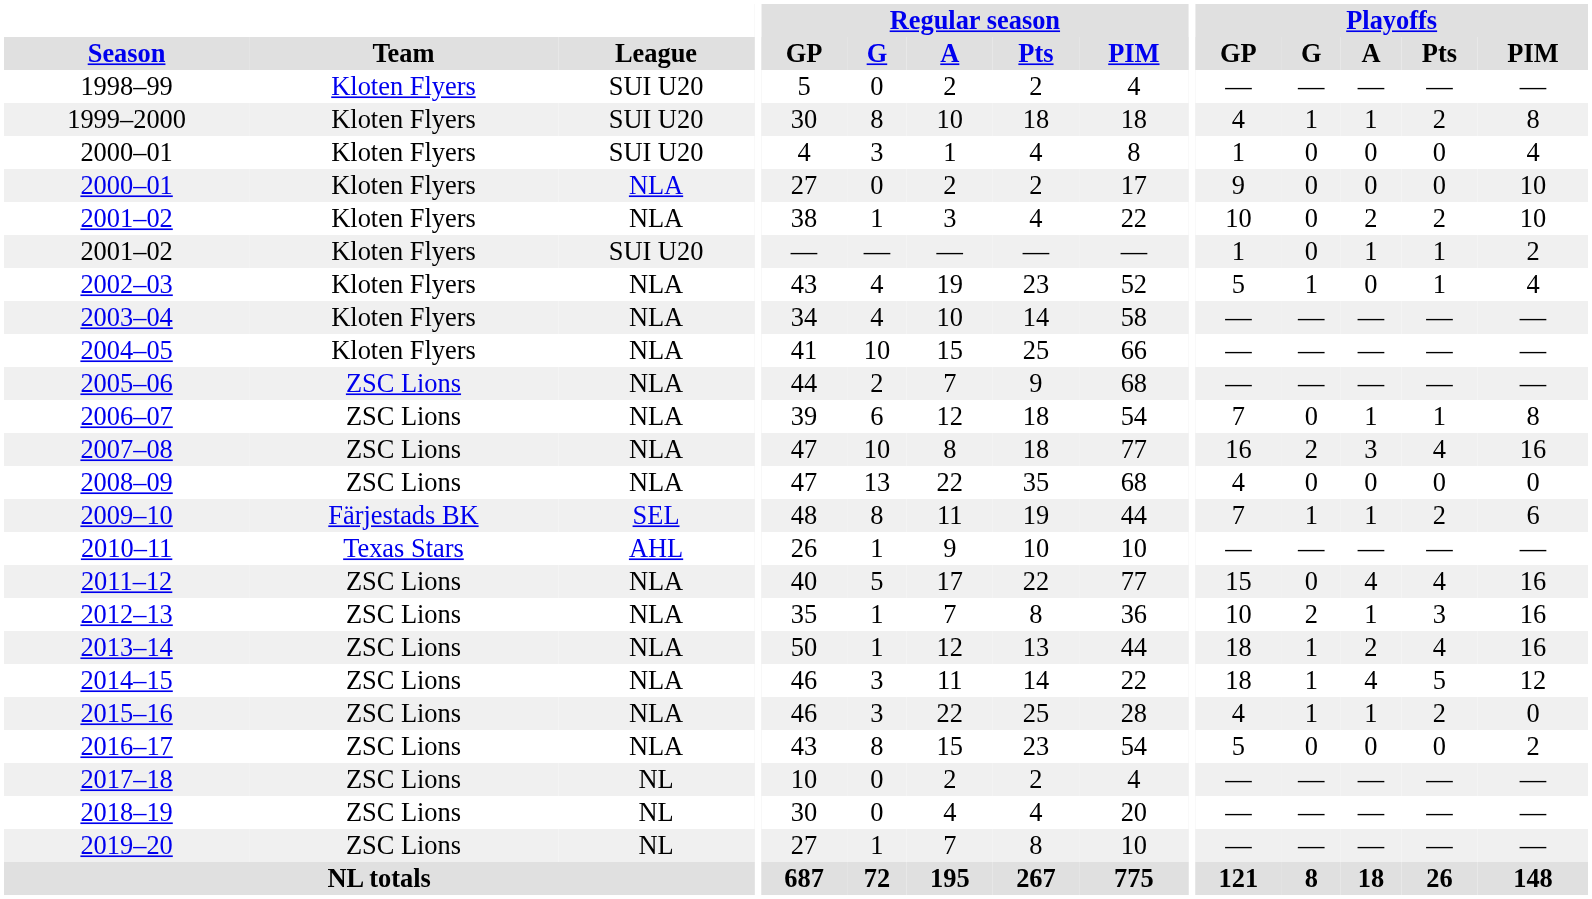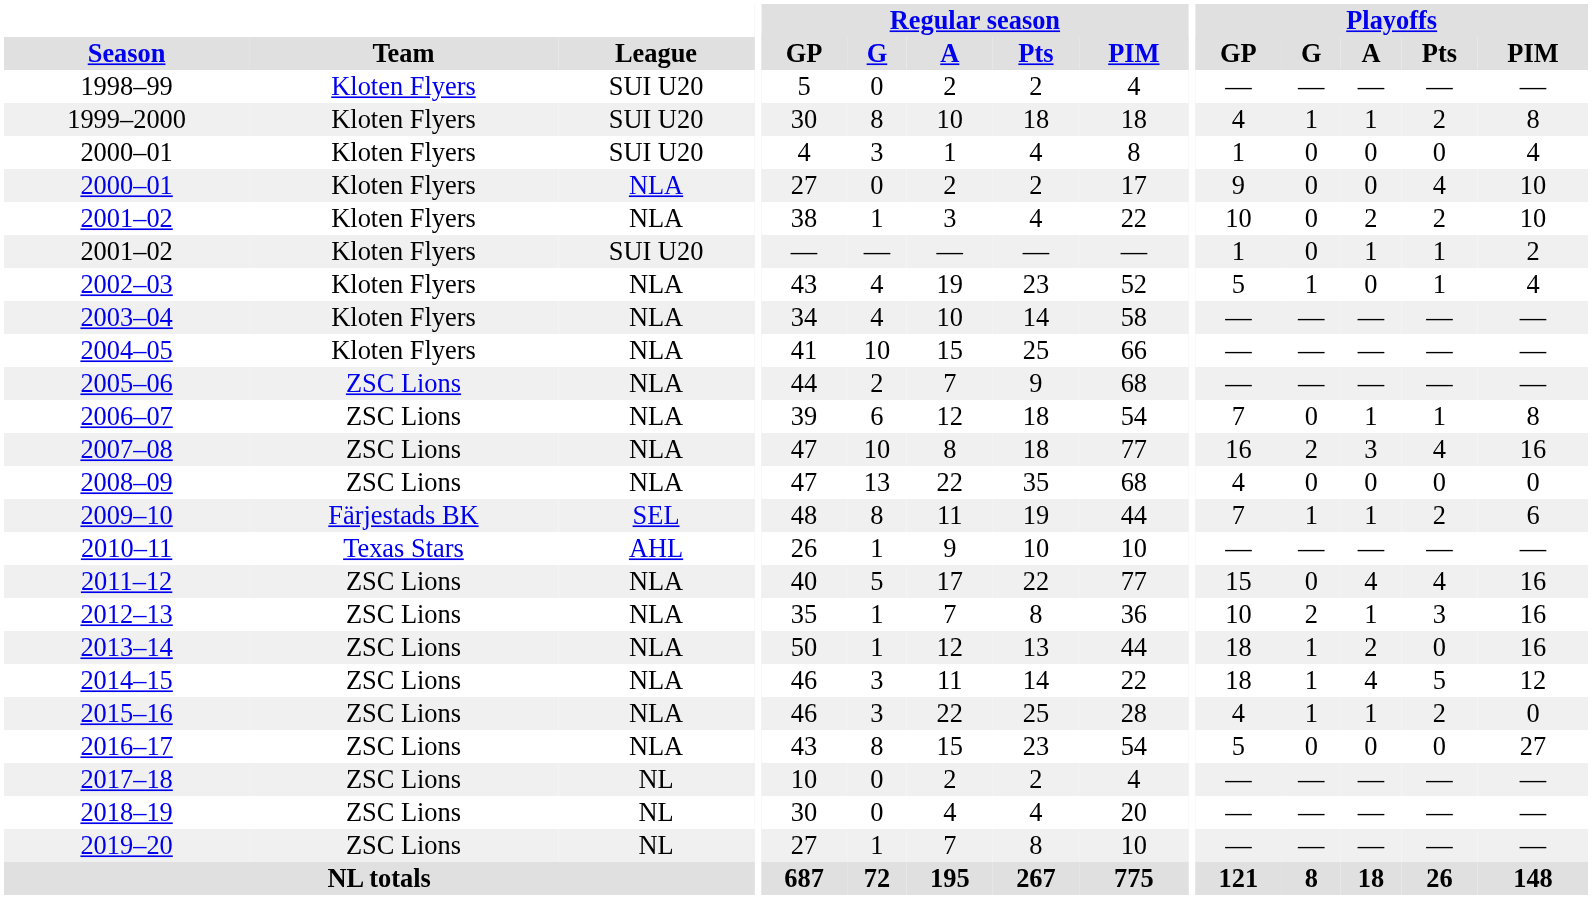(1439, 185) 0 -> (1439, 185) 4
(1439, 647) 4 -> (1439, 647) 0
(1533, 746) 2 -> (1533, 746) 27
